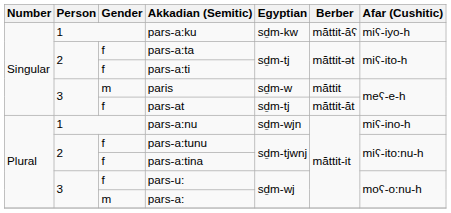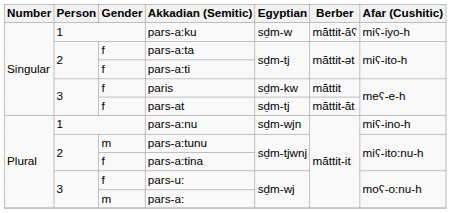(278, 32) sḏm-kw -> (275, 32) sḏm-w
(106, 87) m -> (103, 87) f
(275, 87) sḏm-w -> (278, 87) sḏm-kw
(103, 143) f -> (106, 143) m
